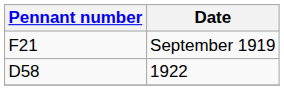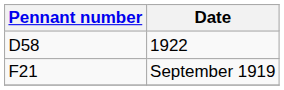rows swapped: (213, 44) <-> (169, 71)
